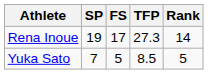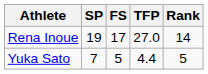(147, 37) 27.3 -> (147, 37) 27.0
(147, 59) 8.5 -> (147, 59) 4.4
